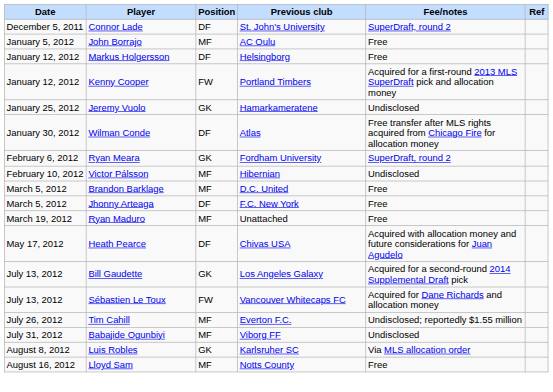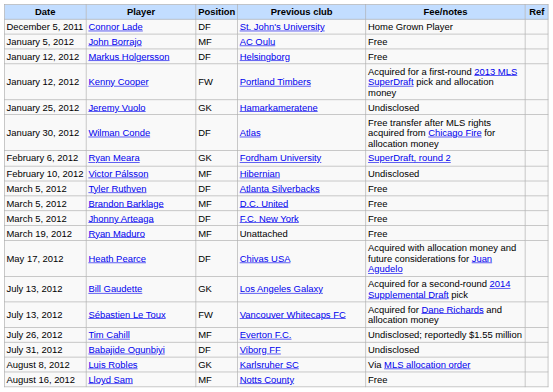(409, 27) SuperDraft, round 2 -> (410, 27) Home Grown Player
+ row: (117, 188)
(205, 335) MF -> (204, 350) DF
